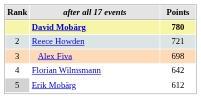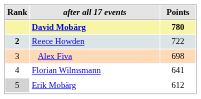(17, 41) normal -> (17, 41) bold
(178, 41) 721 -> (178, 41) 722
(178, 70) 642 -> (178, 70) 641
